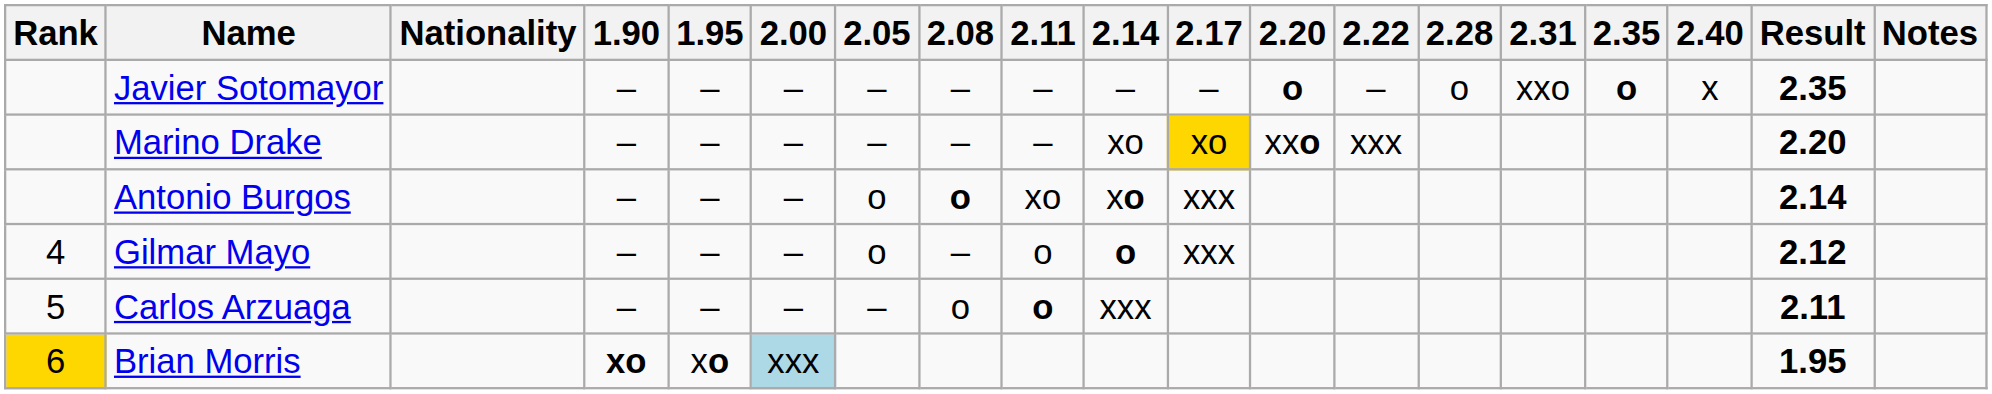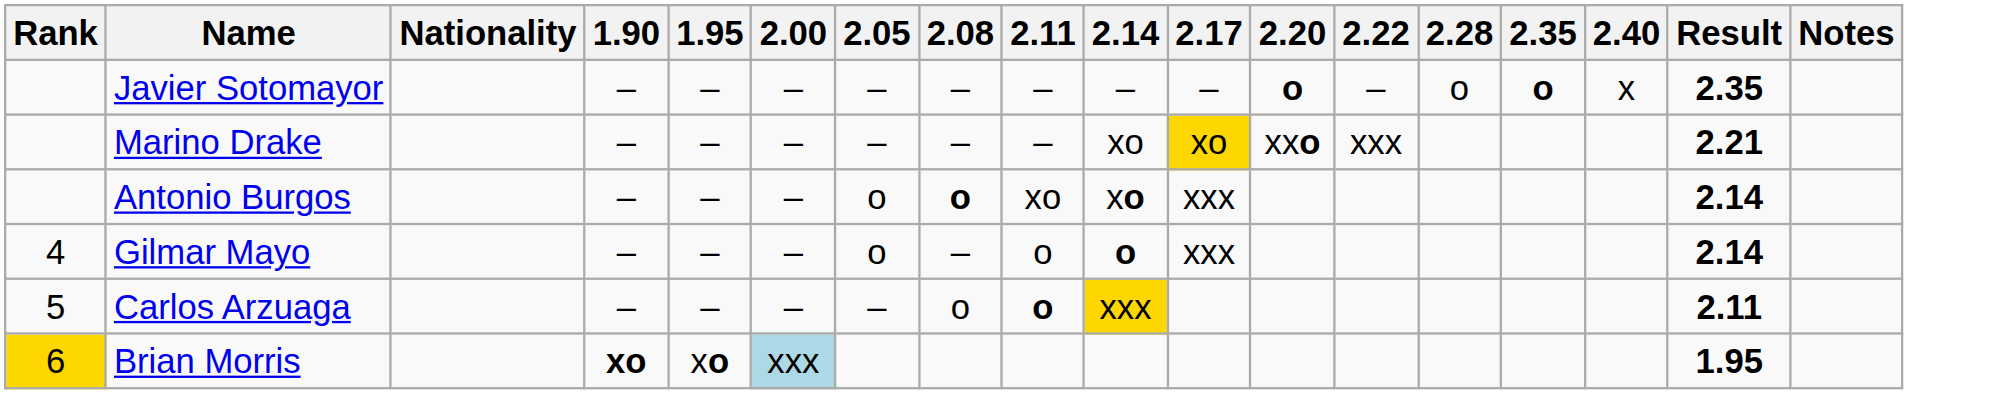- column: (1543, 33)
(1813, 142) 2.20 -> (1729, 142) 2.21
(1813, 252) 2.12 -> (1729, 252) 2.14
(1125, 307) no background -> (1125, 307) gold background
